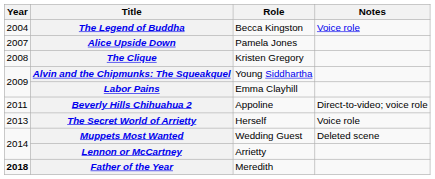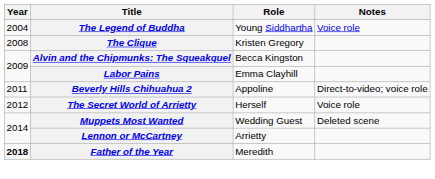(269, 27) Becca Kingston -> (274, 27) Young Siddhartha
- row: (132, 43)
(274, 74) Young Siddhartha -> (269, 58) Becca Kingston
(17, 120) 2013 -> (17, 105) 2012
